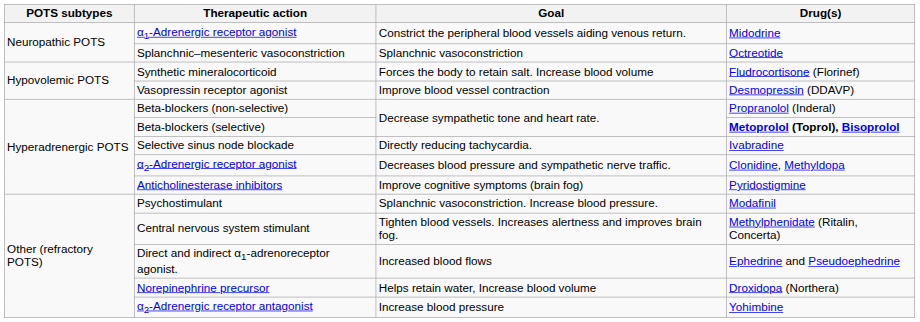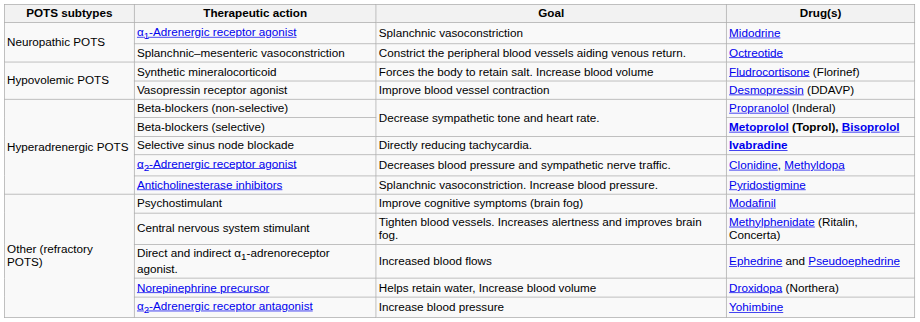(532, 33) Constrict the peripheral blood vessels aiding venous return. -> (451, 33) Splanchnic vasoconstriction
(451, 53) Splanchnic vasoconstriction -> (532, 53) Constrict the peripheral blood vessels aiding venous return.
(756, 145) normal -> (758, 145) bold
(481, 185) Improve cognitive symptoms (brain fog) -> (518, 185) Splanchnic vasoconstriction. Increase blood pressure.
(518, 203) Splanchnic vasoconstriction. Increase blood pressure. -> (481, 203) Improve cognitive symptoms (brain fog)
